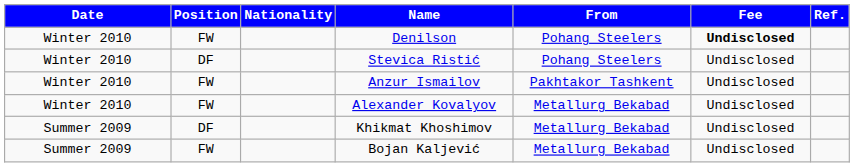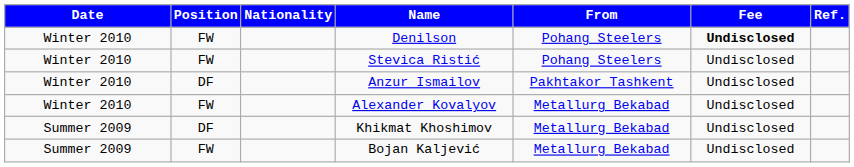(206, 60) DF -> (206, 60) FW
(206, 83) FW -> (206, 83) DF
